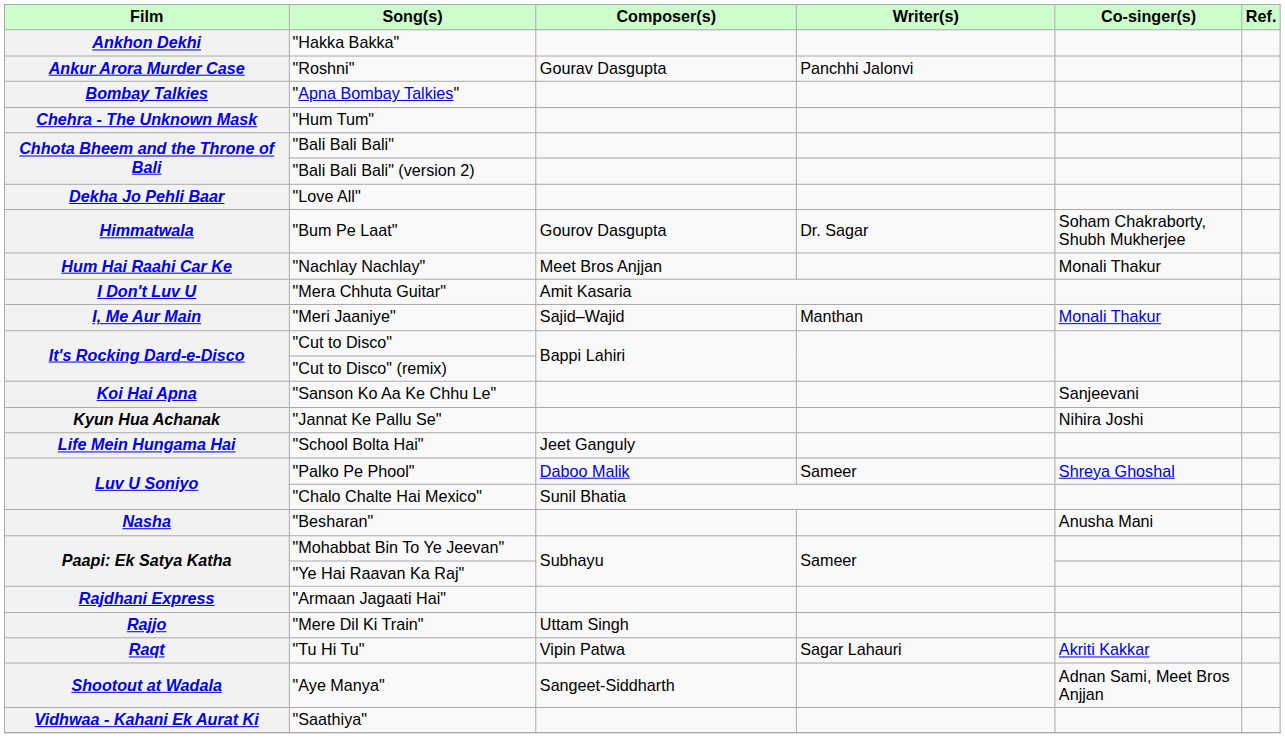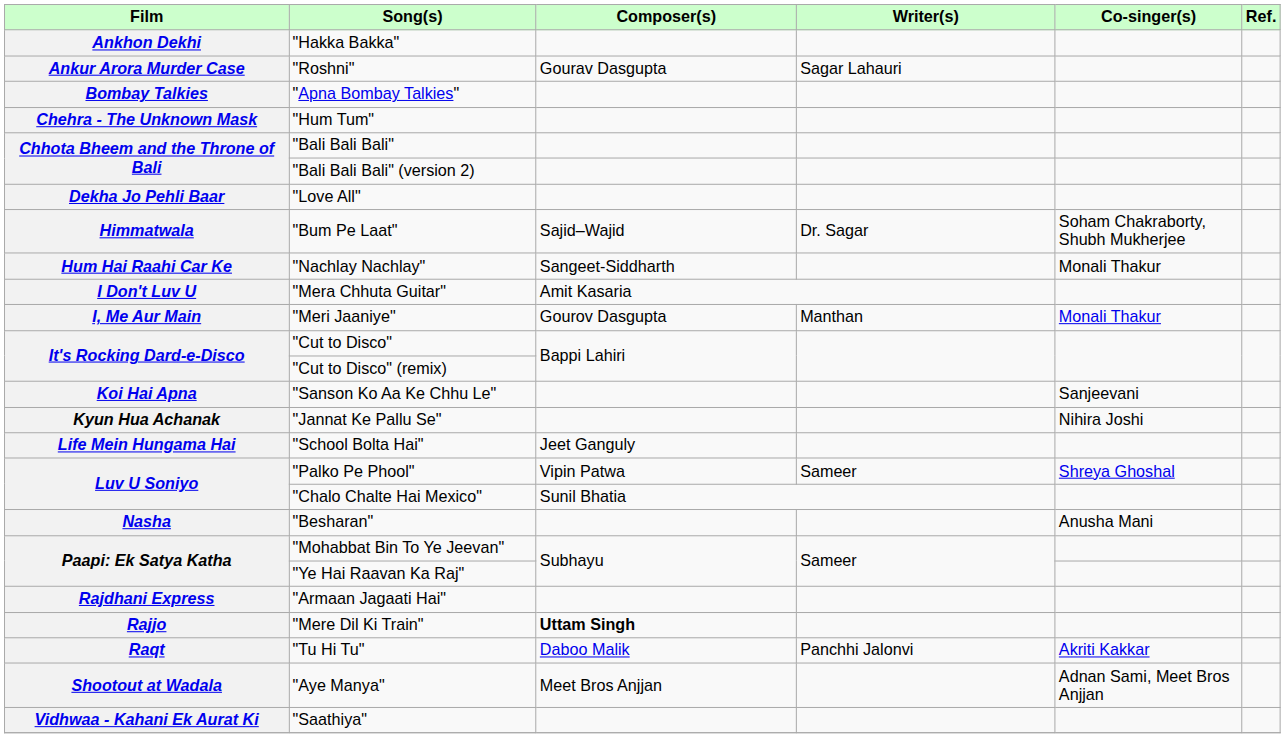(857, 68) Panchhi Jalonvi -> (851, 68) Sagar Lahauri
(603, 231) Gourov Dasgupta -> (582, 231) Sajid–Wajid
(601, 266) Meet Bros Anjjan -> (607, 266) Sangeet-Siddharth
(582, 317) Sajid–Wajid -> (603, 317) Gourov Dasgupta
(585, 471) Daboo Malik -> (582, 471) Vipin Patwa
(584, 624) normal -> (587, 624) bold
(582, 650) Vipin Patwa -> (585, 650) Daboo Malik
(851, 650) Sagar Lahauri -> (857, 650) Panchhi Jalonvi
(607, 685) Sangeet-Siddharth -> (601, 685) Meet Bros Anjjan
